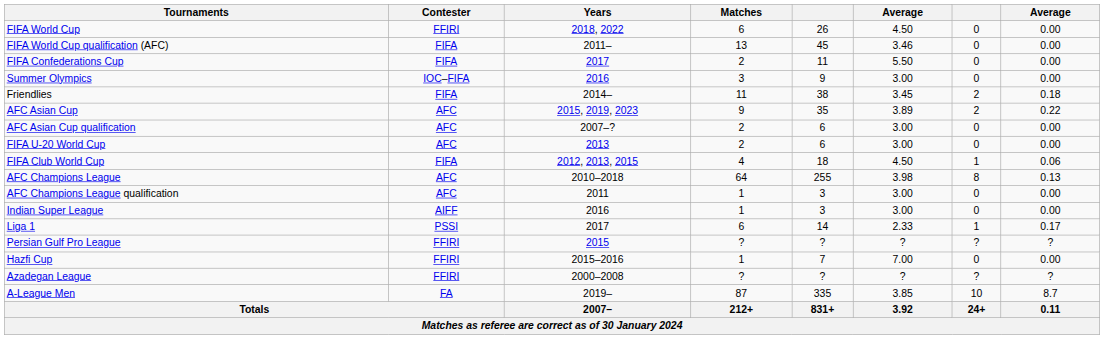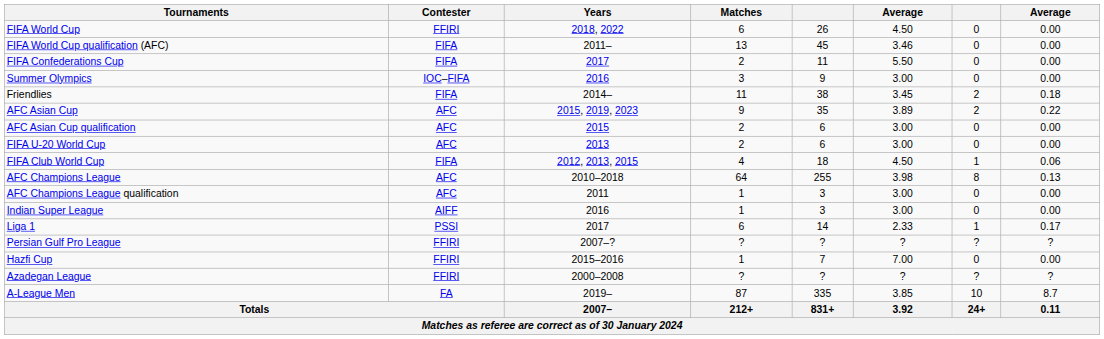(598, 128) 2007–? -> (598, 128) 2015
(598, 243) 2015 -> (598, 243) 2007–?
